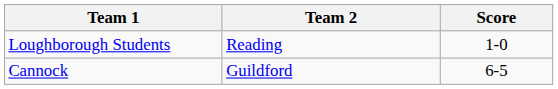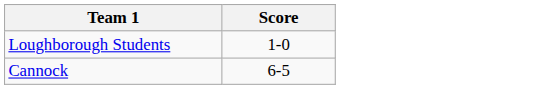- column: (331, 17)
